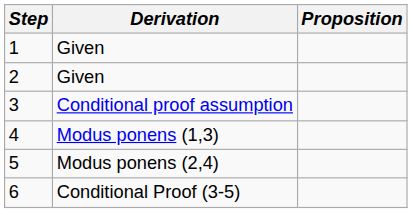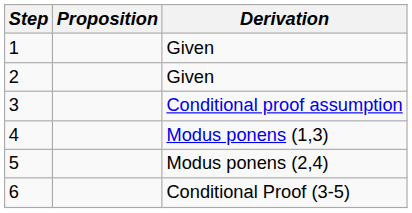columns swapped: (352, 18) <-> (175, 18)
